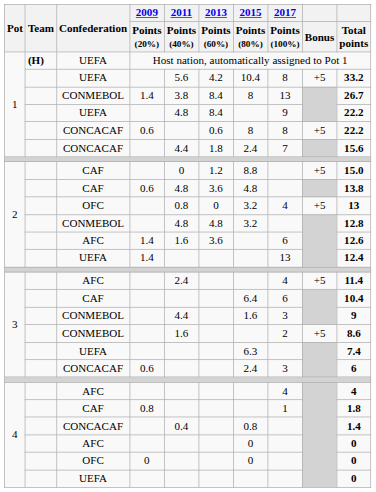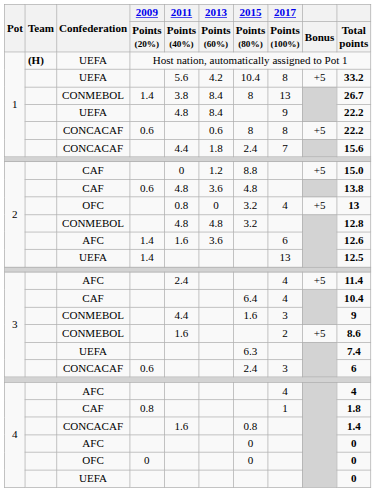(354, 258) 12.4 -> (354, 258) 12.5
(285, 298) 6 -> (285, 298) 4
(181, 426) 0.4 -> (181, 426) 1.6
